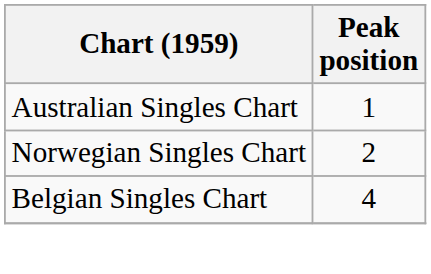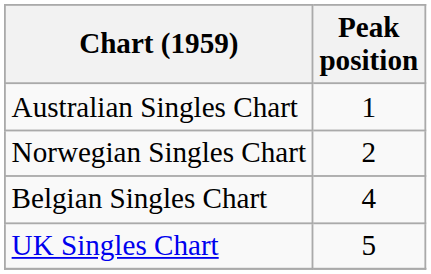+ row: (115, 245)
